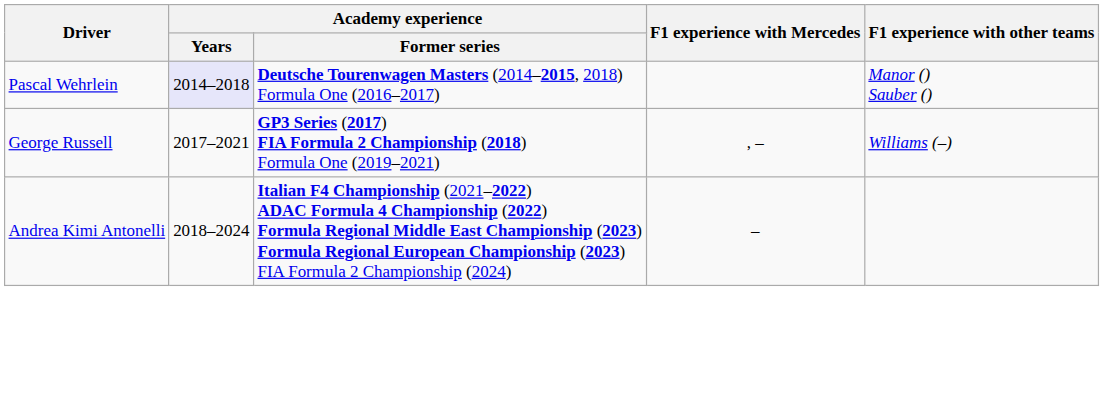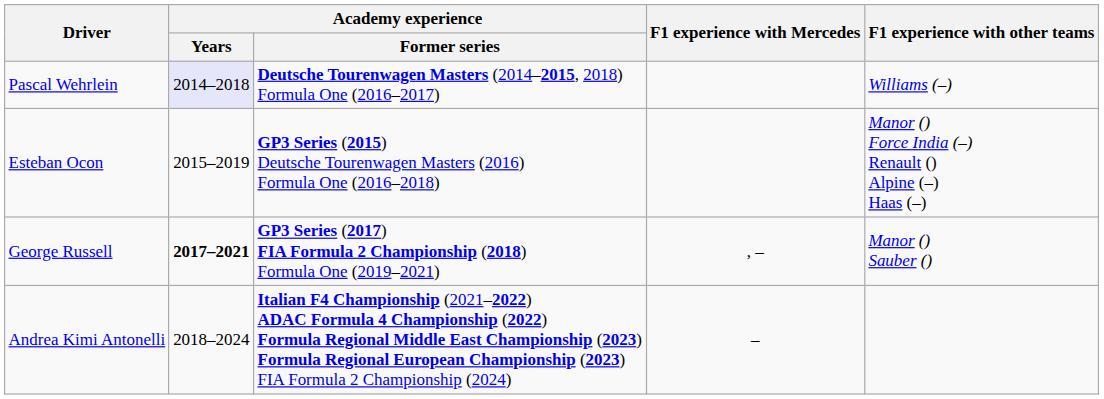(900, 84) Manor () Sauber () -> (910, 84) Williams (–)
+ row: (56, 163)
(211, 143) normal -> (211, 251) bold
(910, 143) Williams (–) -> (900, 251) Manor () Sauber ()
